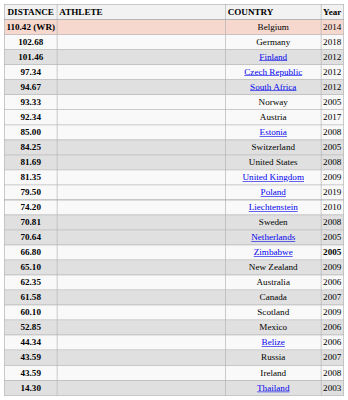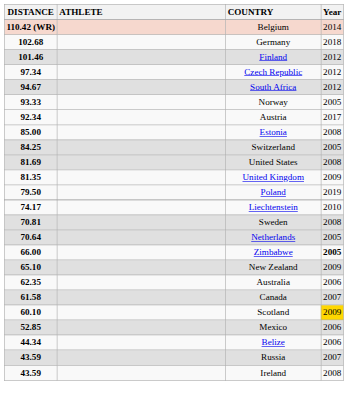(31, 207) 74.20 -> (31, 207) 74.17
(31, 252) 66.80 -> (31, 252) 66.00
(332, 312) no background -> (332, 312) gold background
- row: (273, 388)
